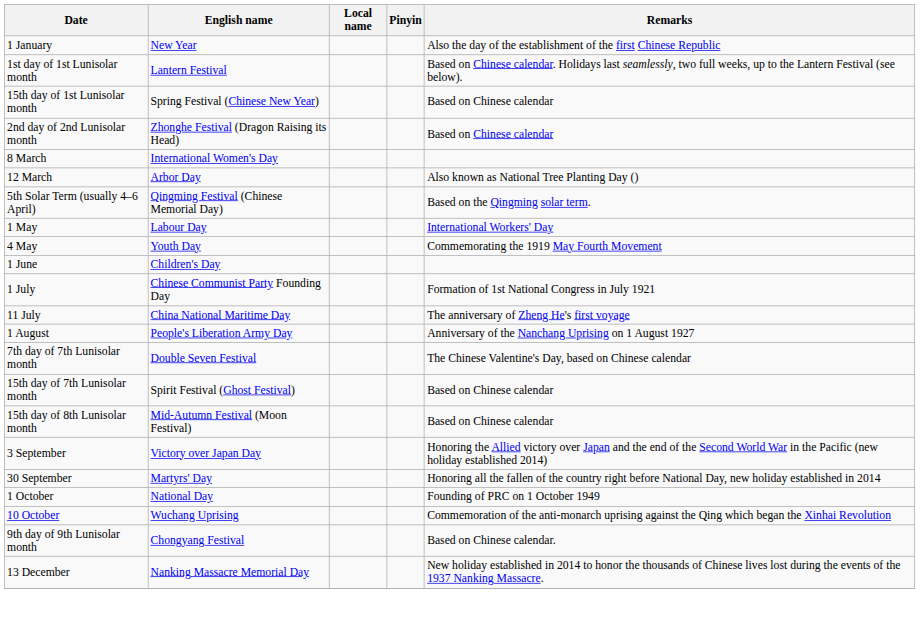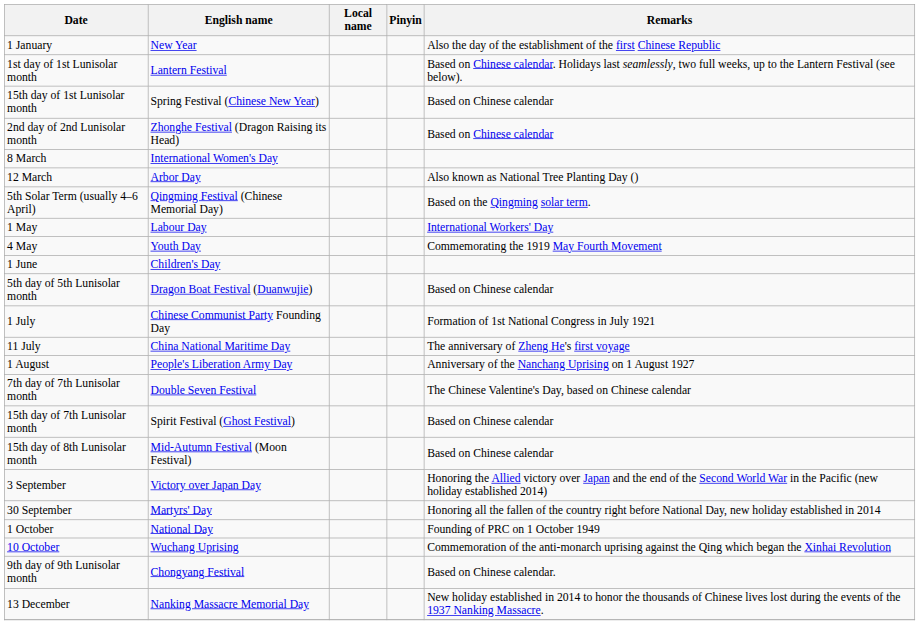+ row: (64, 289)
